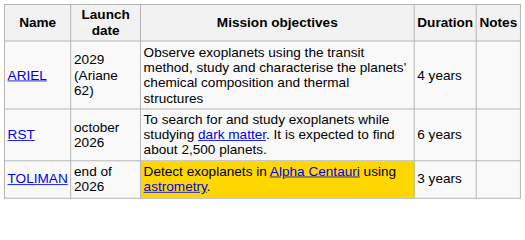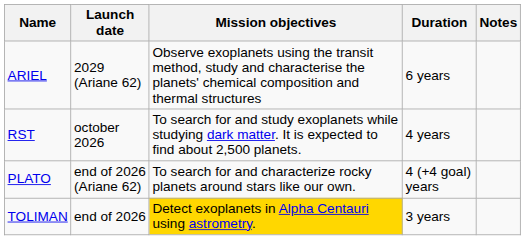(440, 75) 4 years -> (428, 75) 6 years
(440, 134) 6 years -> (428, 134) 4 years
+ row: (29, 179)
